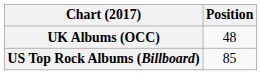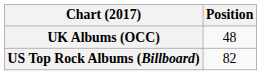(230, 59) 85 -> (230, 59) 82
